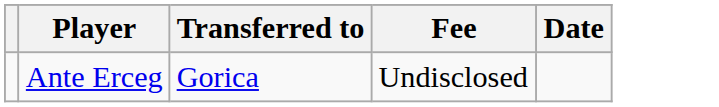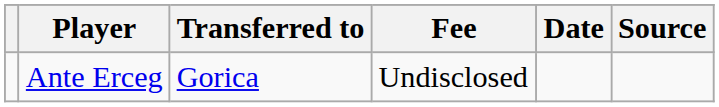+ column: (662, 28)
